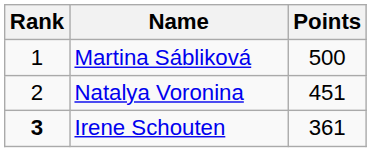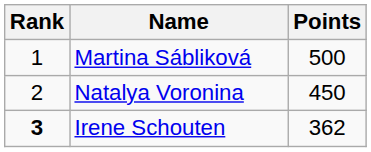(327, 92) 451 -> (327, 92) 450
(327, 127) 361 -> (327, 127) 362
